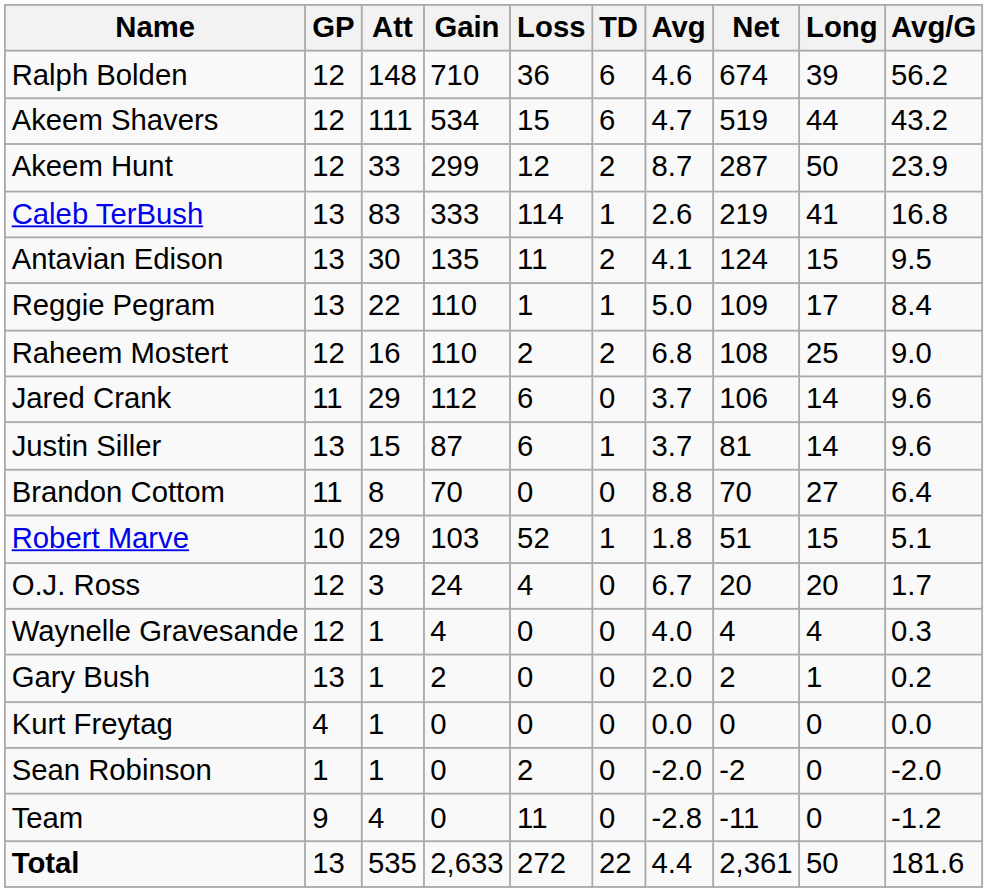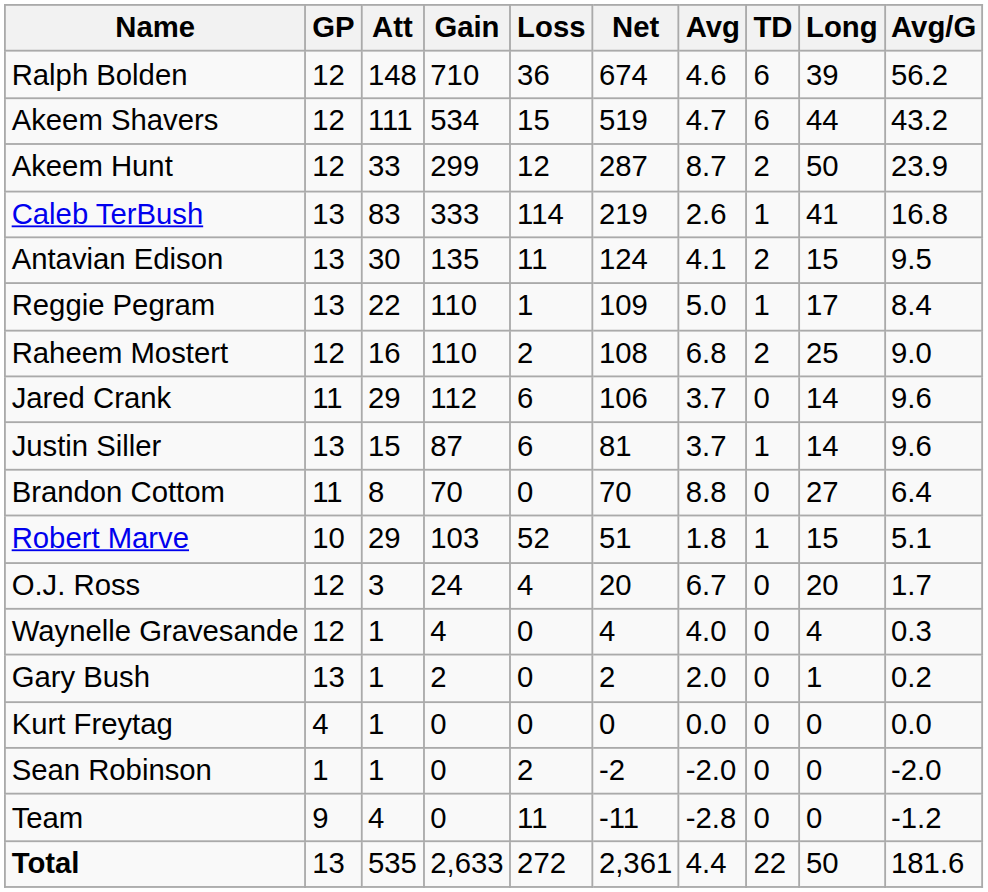columns swapped: (756, 27) <-> (618, 27)
